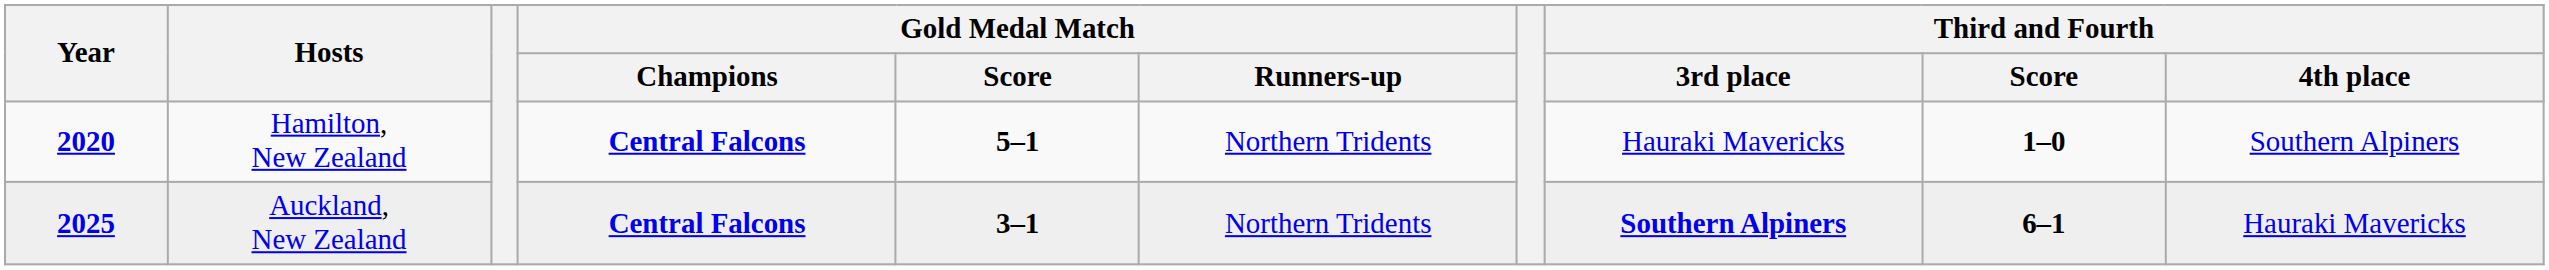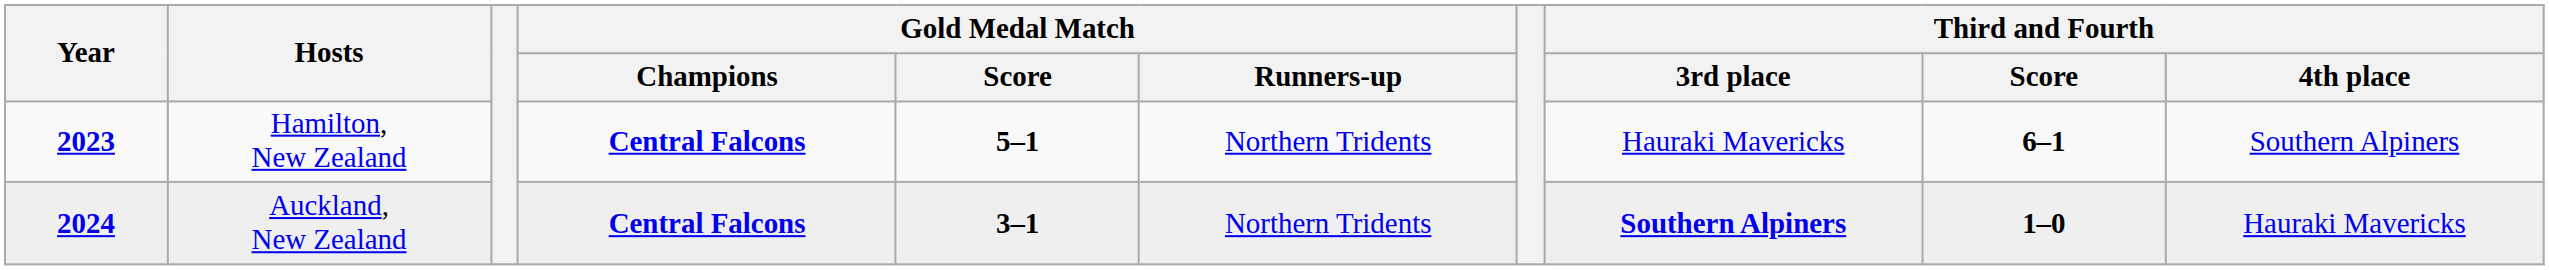(86, 141) 2020 -> (86, 141) 2023
(2044, 141) 1–0 -> (2044, 141) 6–1
(86, 223) 2025 -> (86, 223) 2024
(2044, 223) 6–1 -> (2044, 223) 1–0
